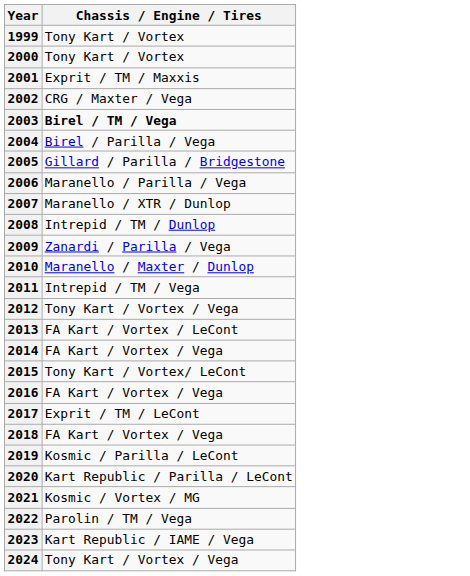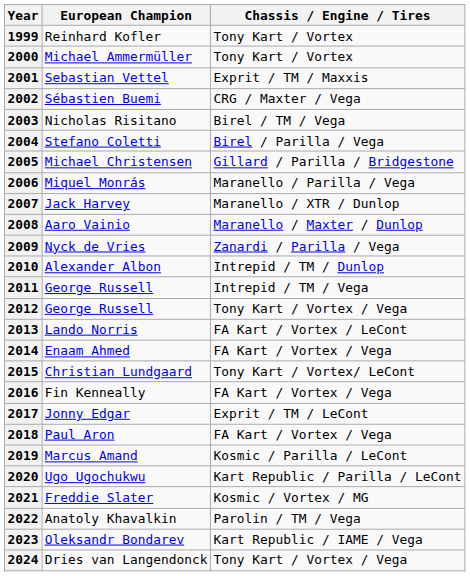+ column: (126, 15)
(111, 120) bold -> (279, 120) normal
(130, 225) Intrepid / TM / Dunlop -> (318, 225) Maranello / Maxter / Dunlop
(149, 267) Maranello / Maxter / Dunlop -> (299, 267) Intrepid / TM / Dunlop
